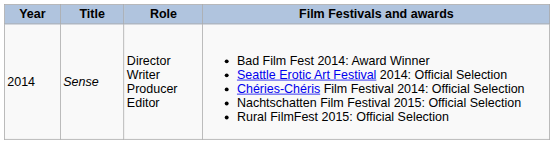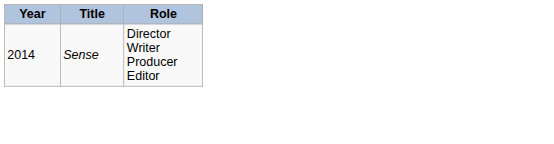- column: (376, 14)
